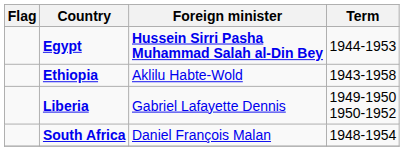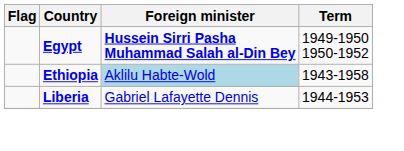(363, 46) 1944-1953 -> (335, 46) 1949-1950 1950-1952
(187, 76) no background -> (160, 76) lightblue background
(363, 106) 1949-1950 1950-1952 -> (335, 98) 1944-1953
- row: (84, 136)
